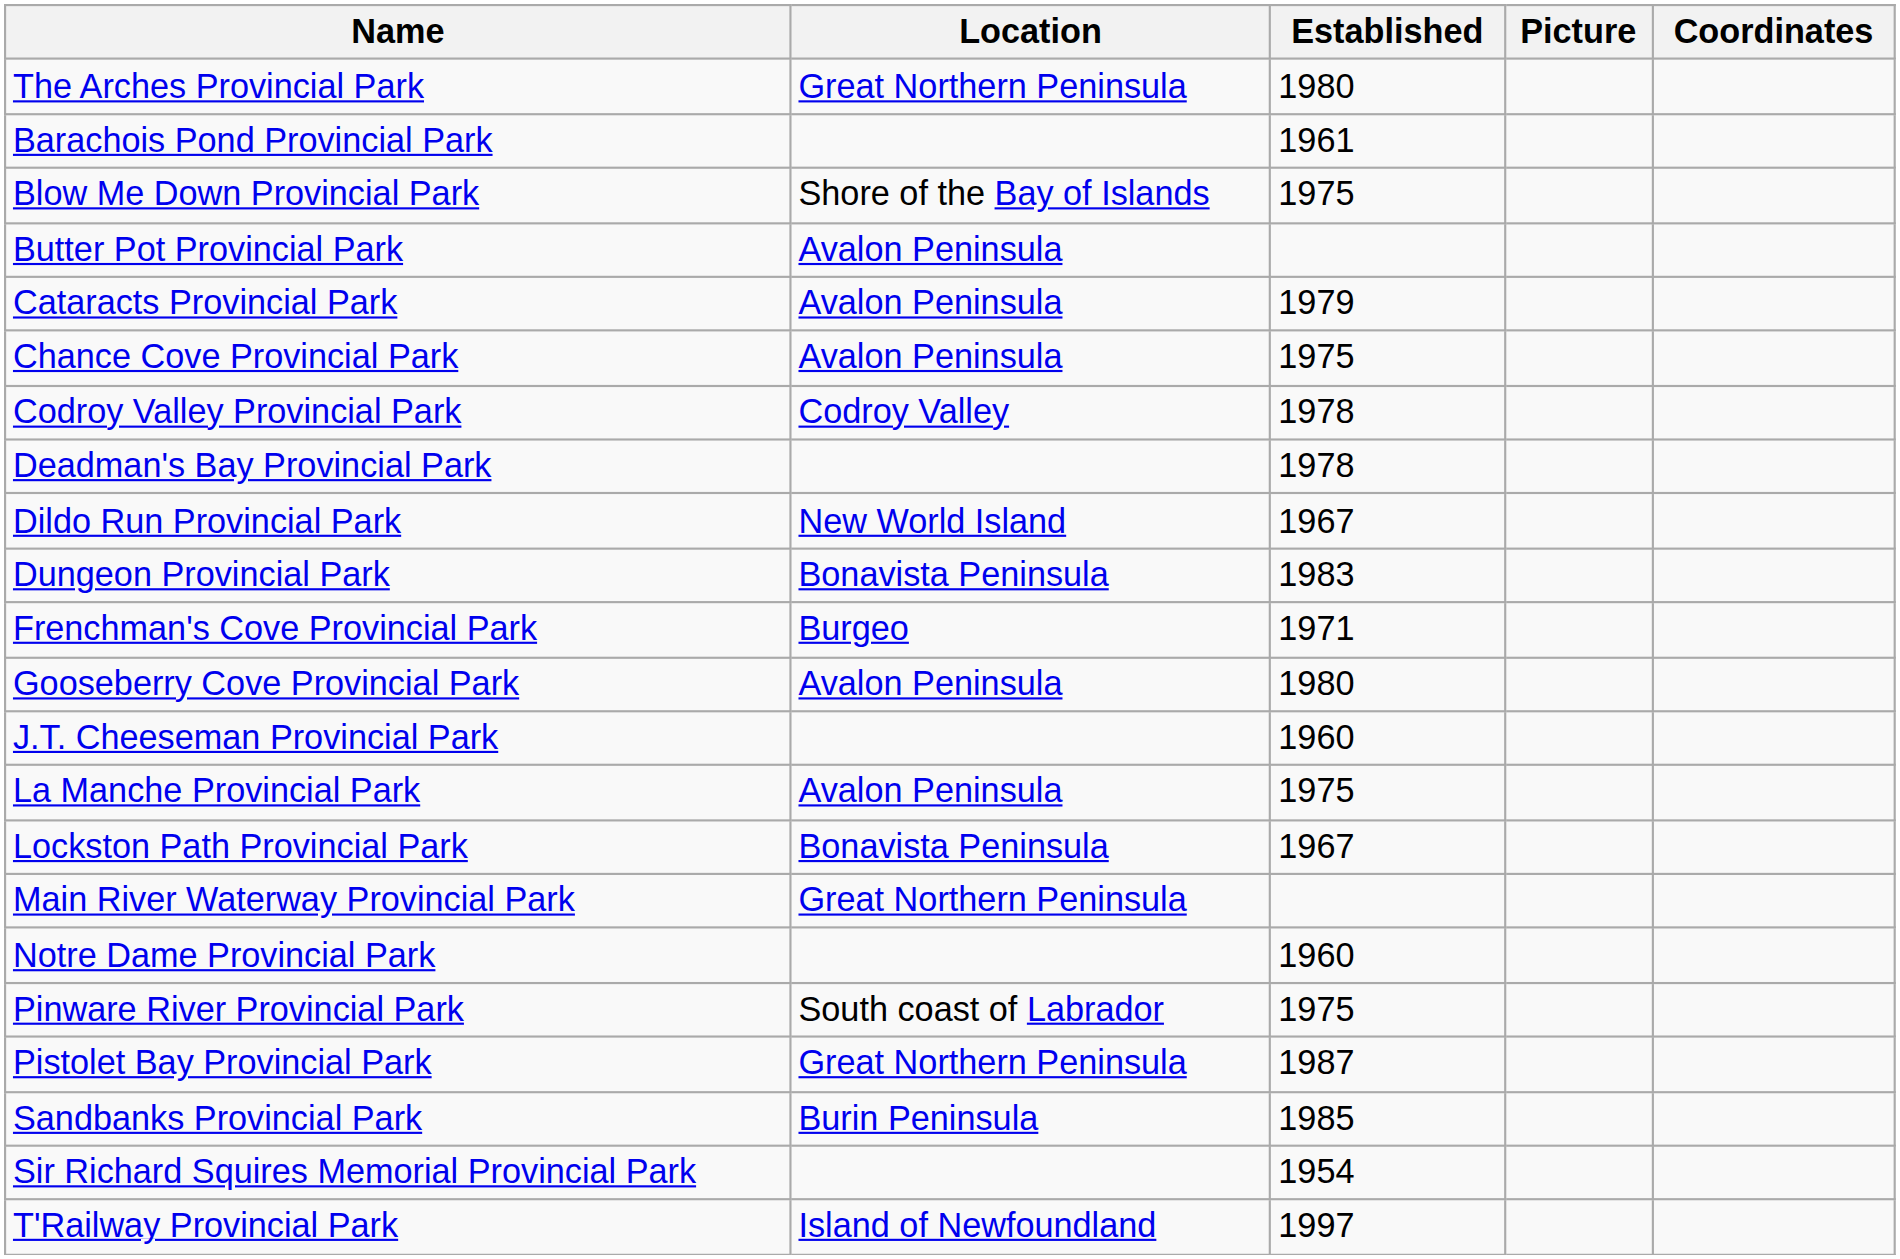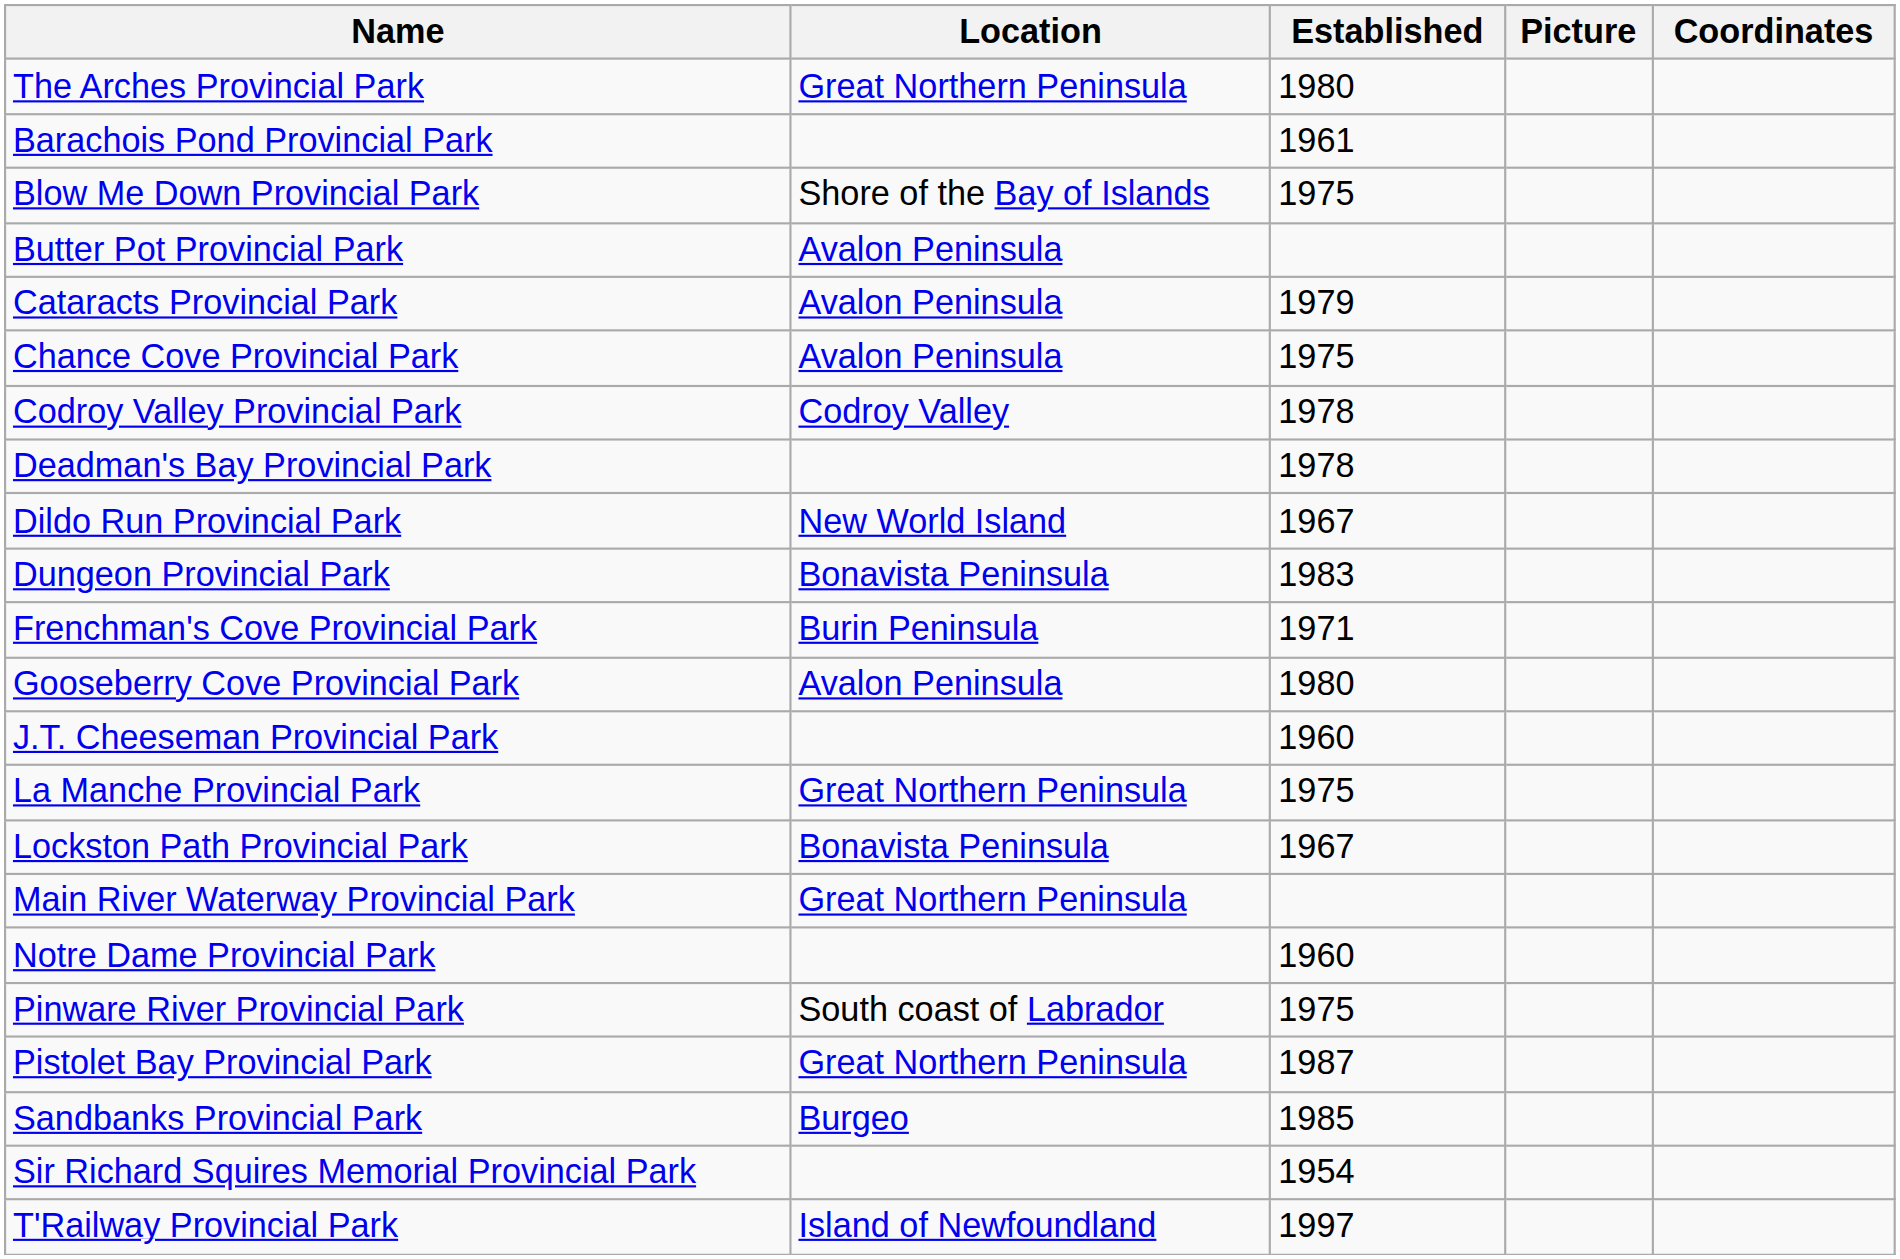(854, 628) Burgeo -> (918, 628) Burin Peninsula
(930, 791) Avalon Peninsula -> (993, 791) Great Northern Peninsula
(918, 1117) Burin Peninsula -> (854, 1117) Burgeo
